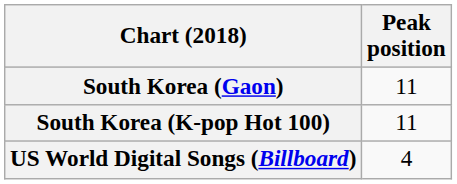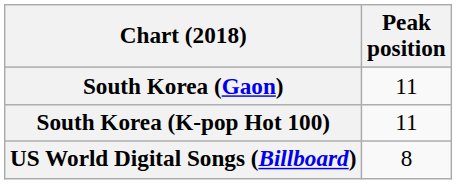(406, 159) 4 -> (406, 159) 8
